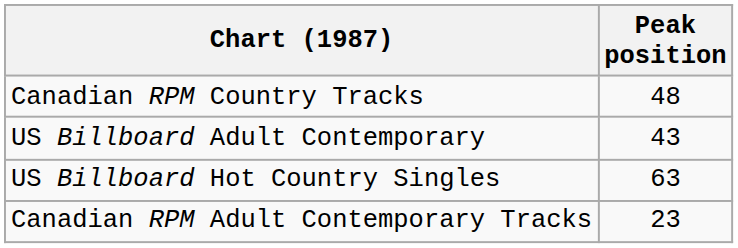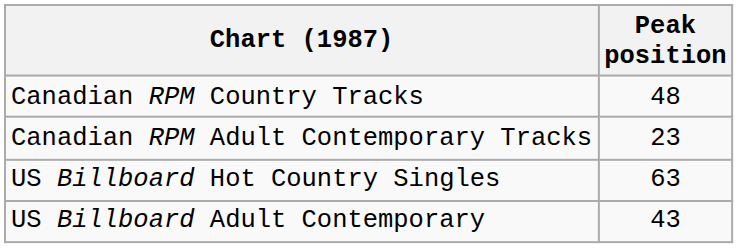rows swapped: (302, 221) <-> (248, 138)
